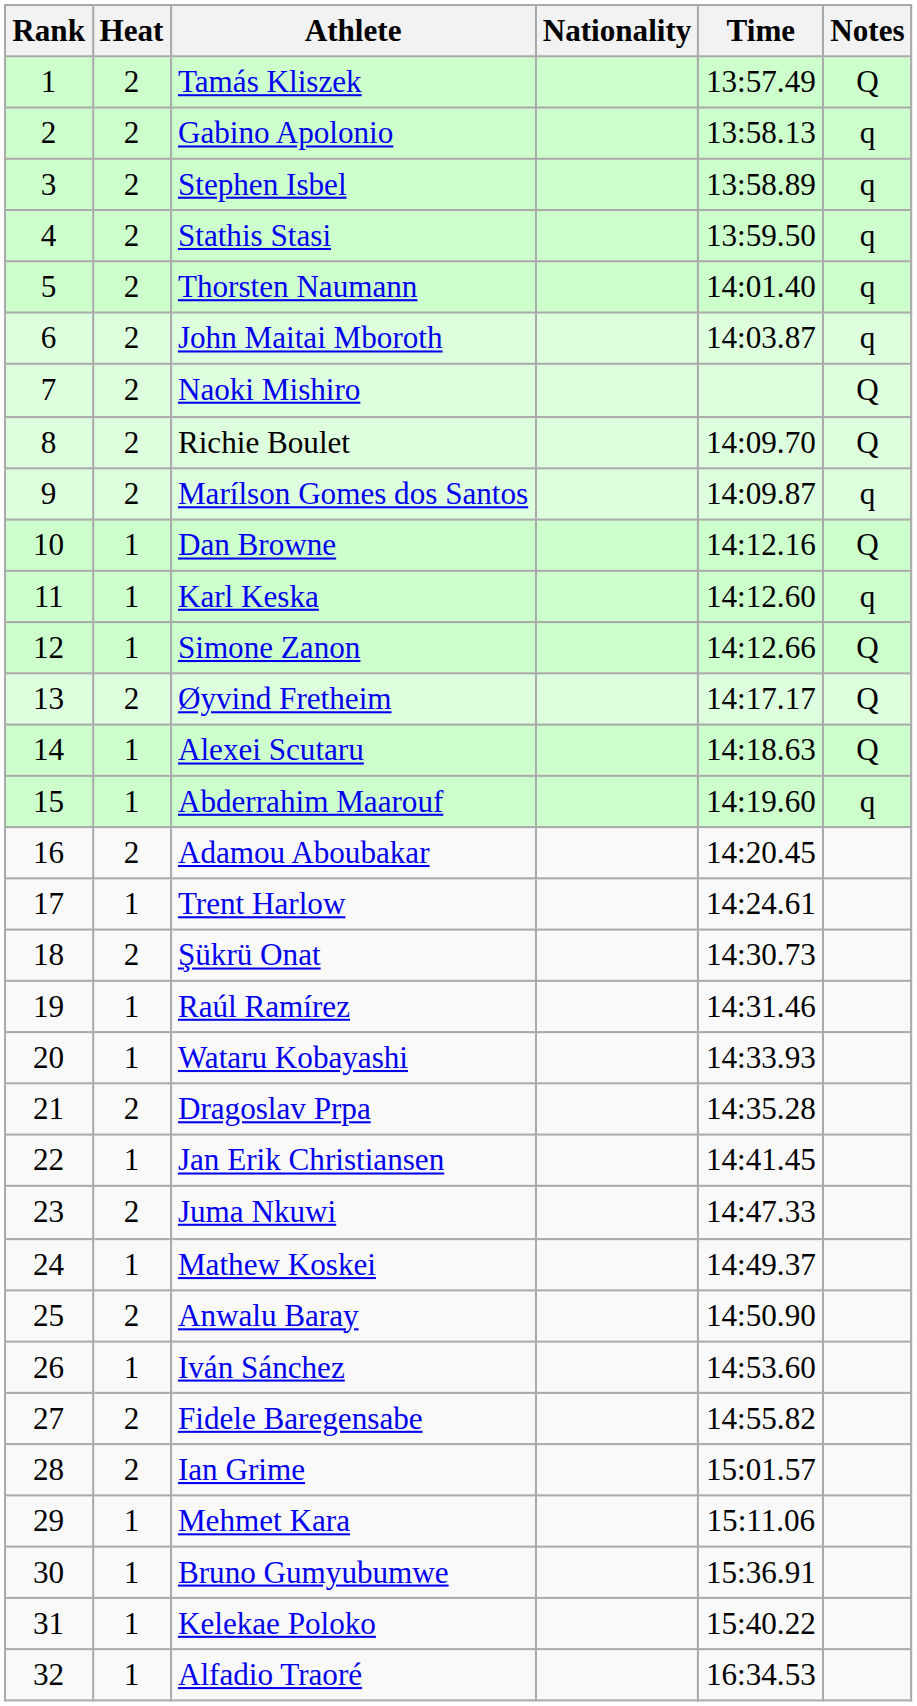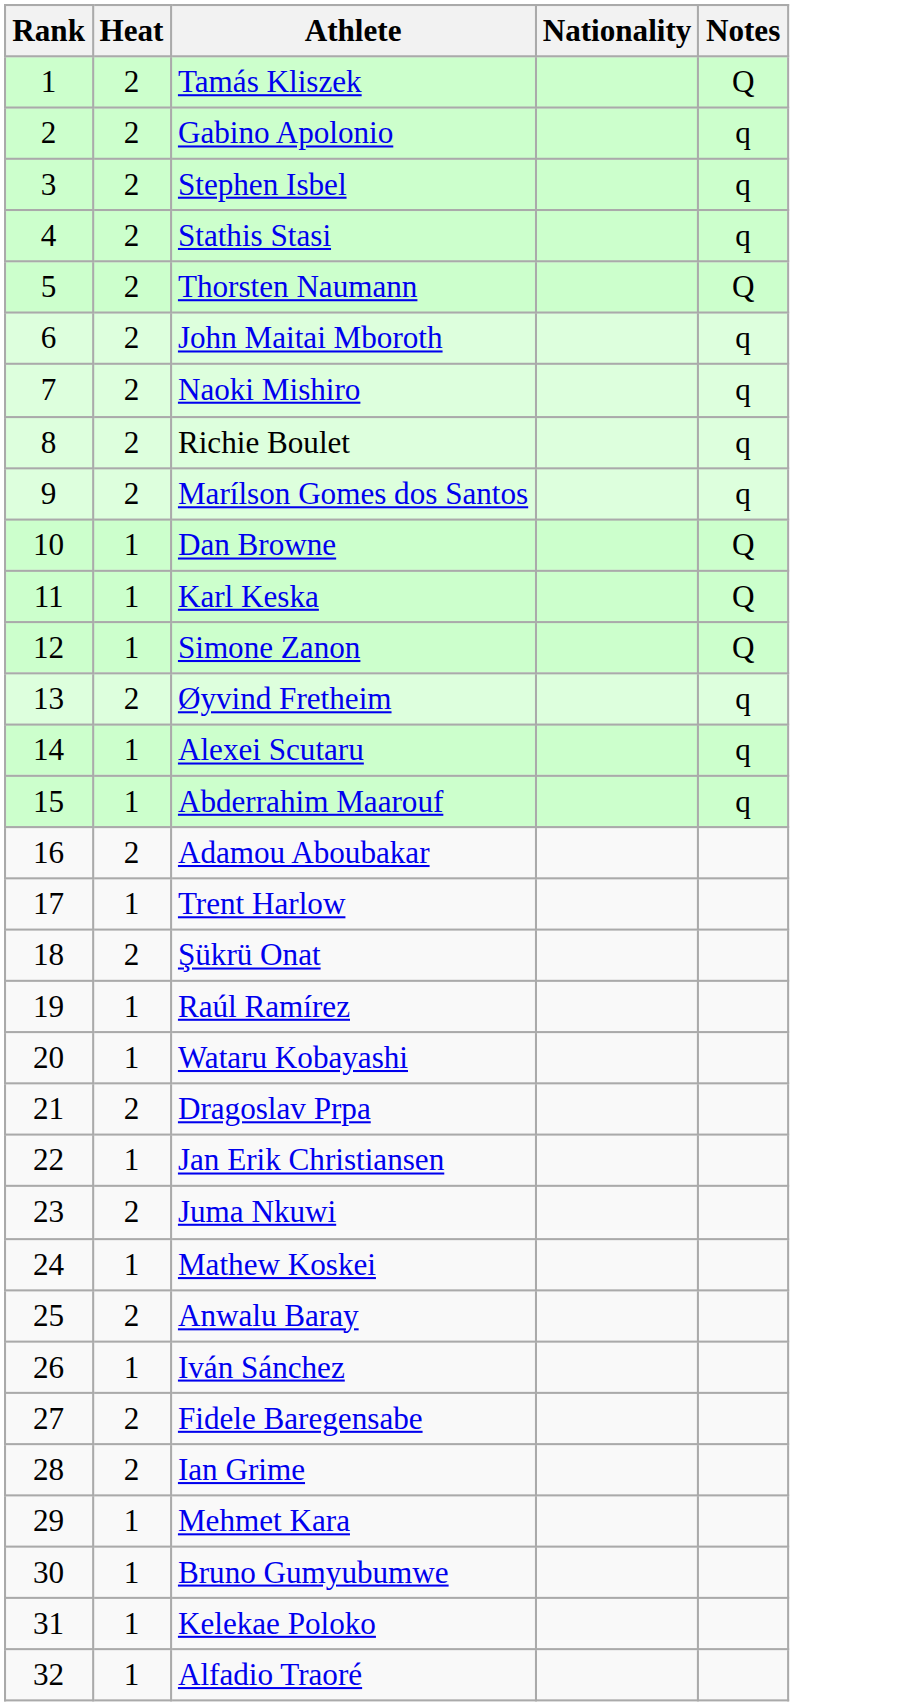- column: (761, 30)
(867, 287) q -> (743, 287) Q
(867, 390) Q -> (743, 390) q
(867, 441) Q -> (743, 441) q
(867, 595) q -> (743, 595) Q
(867, 698) Q -> (743, 698) q
(867, 749) Q -> (743, 749) q
